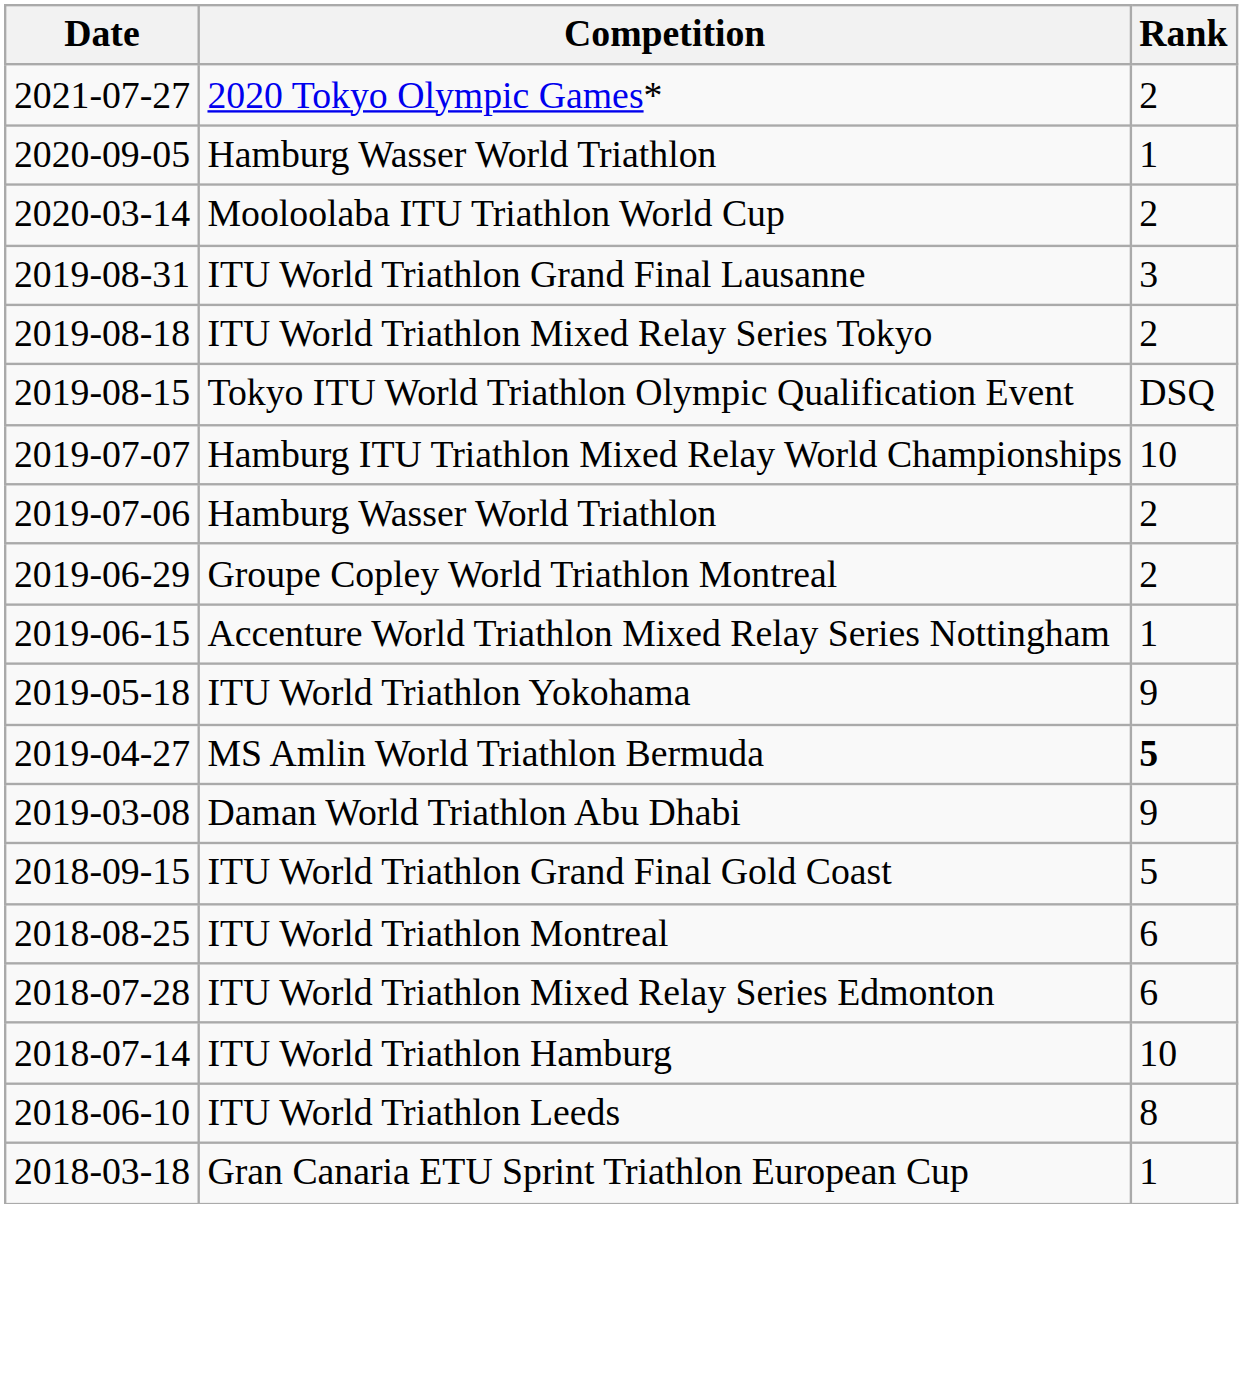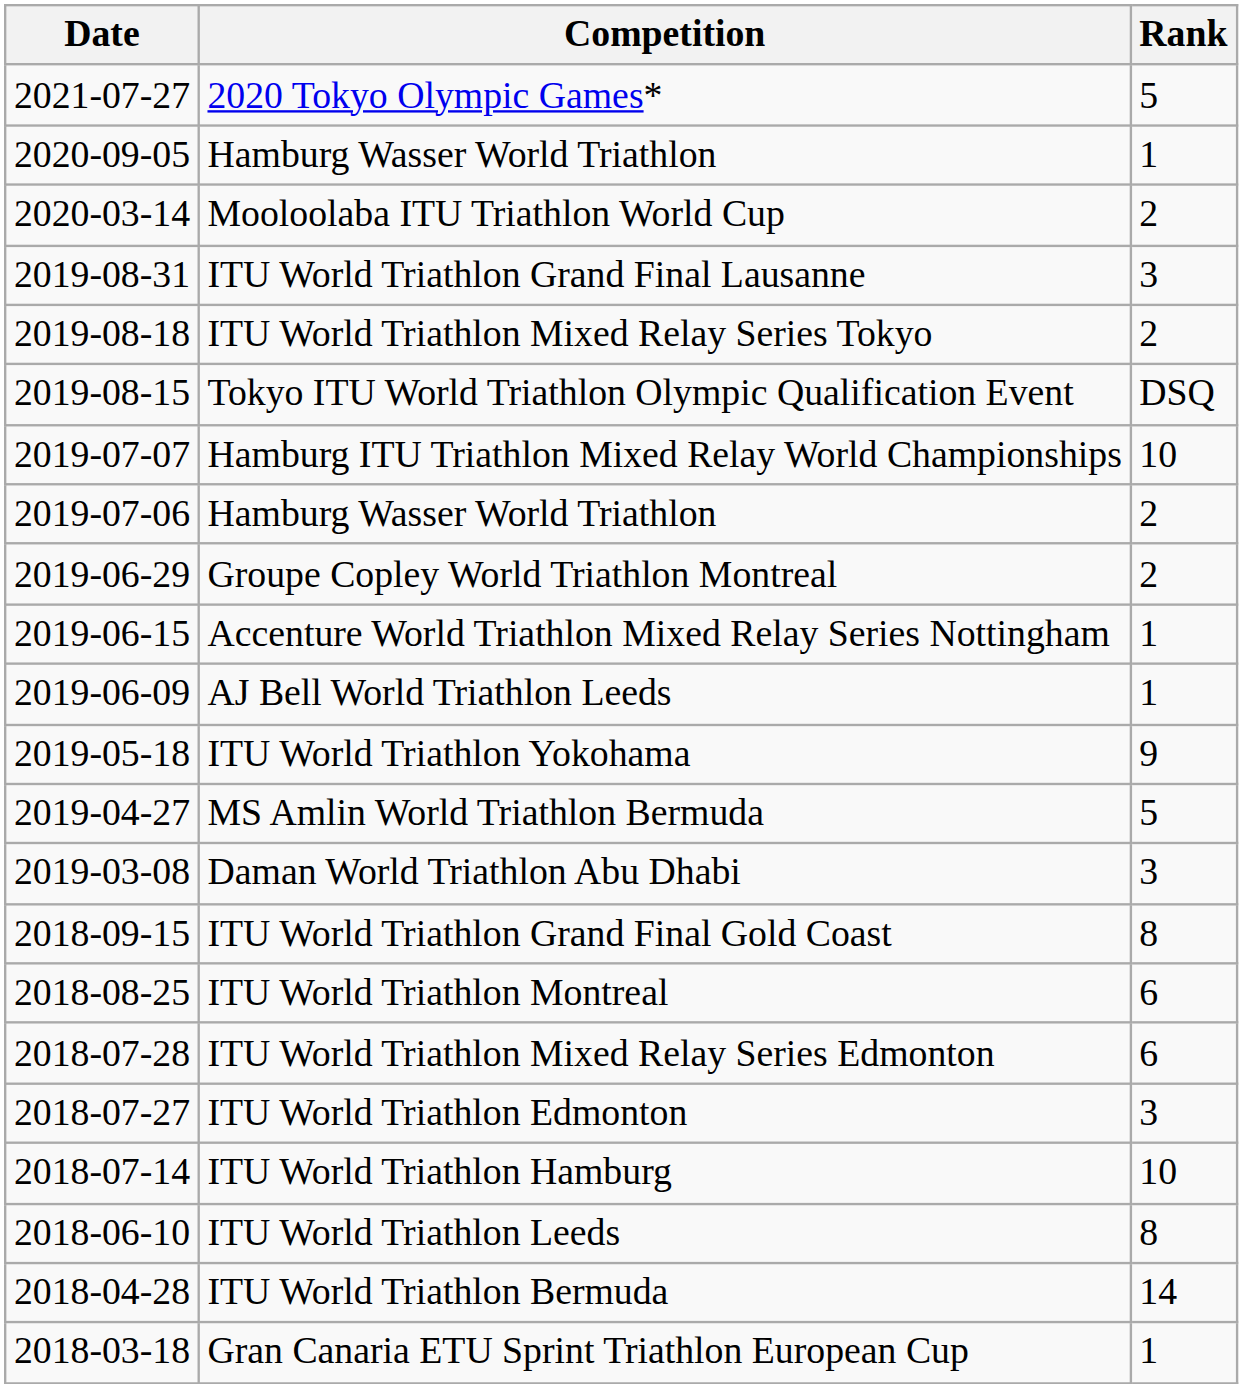(1149, 94) 2 -> (1149, 94) 5
+ row: (102, 693)
(1149, 753) bold -> (1149, 812) normal
(1149, 812) 9 -> (1149, 872) 3
(1149, 872) 5 -> (1149, 932) 8
+ row: (102, 1112)
+ row: (102, 1292)
